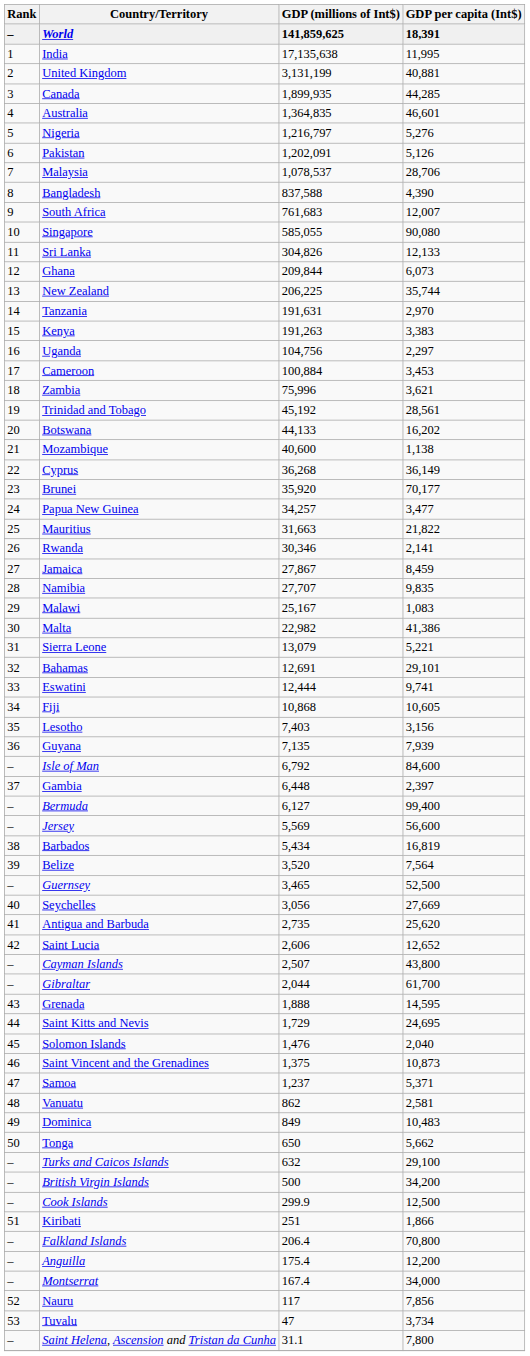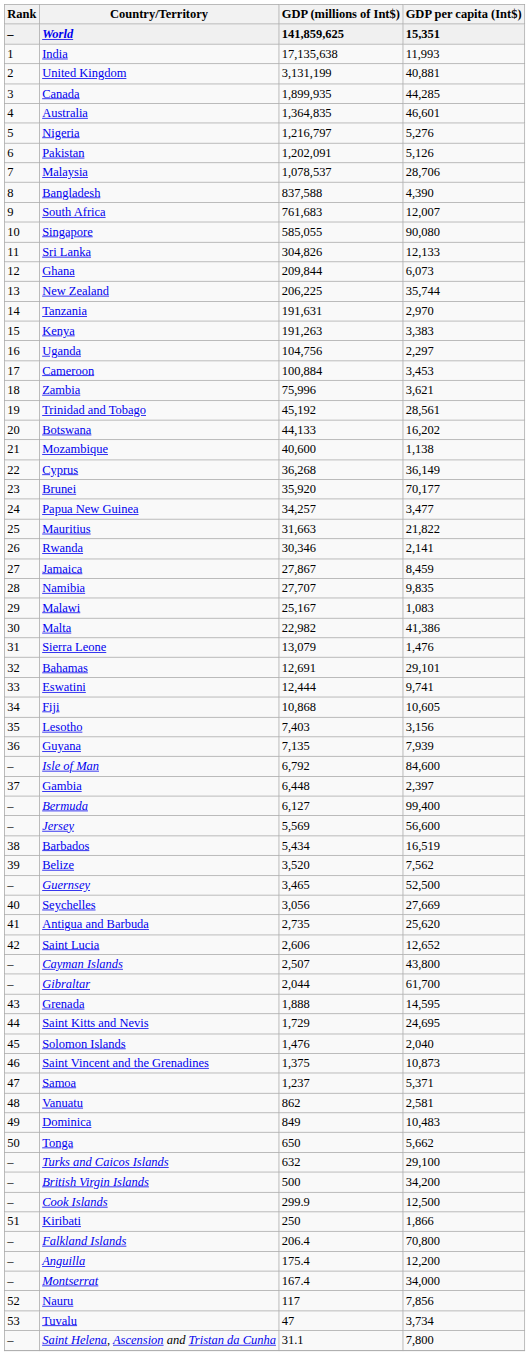(423, 34) 18,391 -> (423, 34) 15,351
(423, 53) 11,995 -> (423, 53) 11,993
(420, 647) 5,221 -> (420, 647) 1,476
(423, 845) 16,819 -> (423, 845) 16,519
(420, 865) 7,564 -> (420, 865) 7,562
(291, 1221) 251 -> (291, 1221) 250
